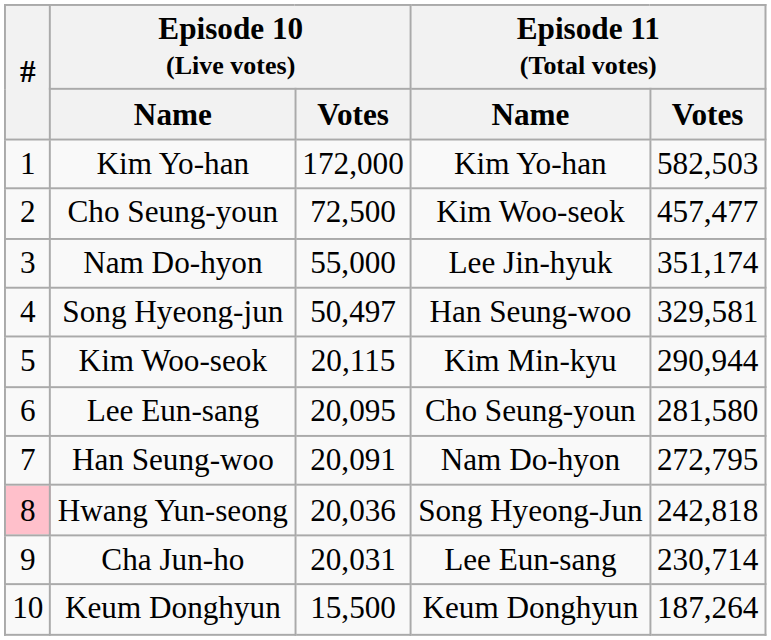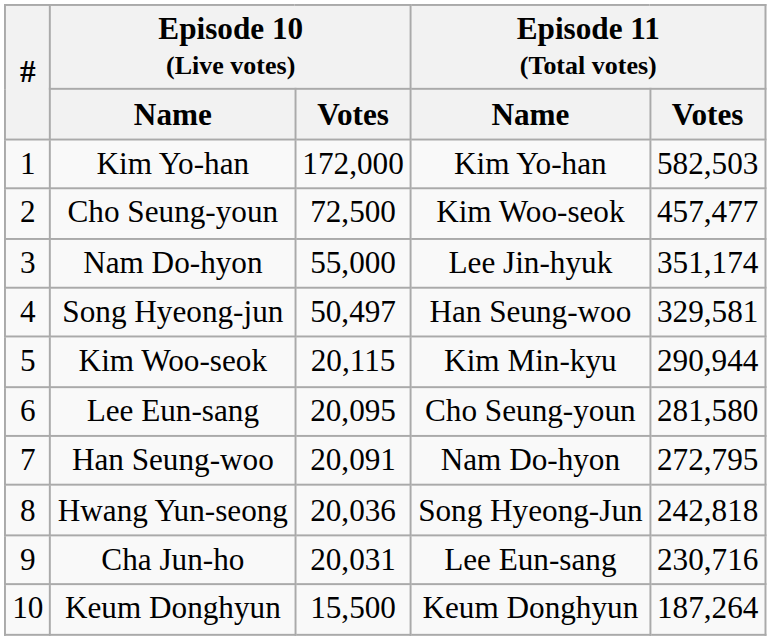(28, 509) pink background -> (28, 509) no background
(708, 559) 230,714 -> (708, 559) 230,716
